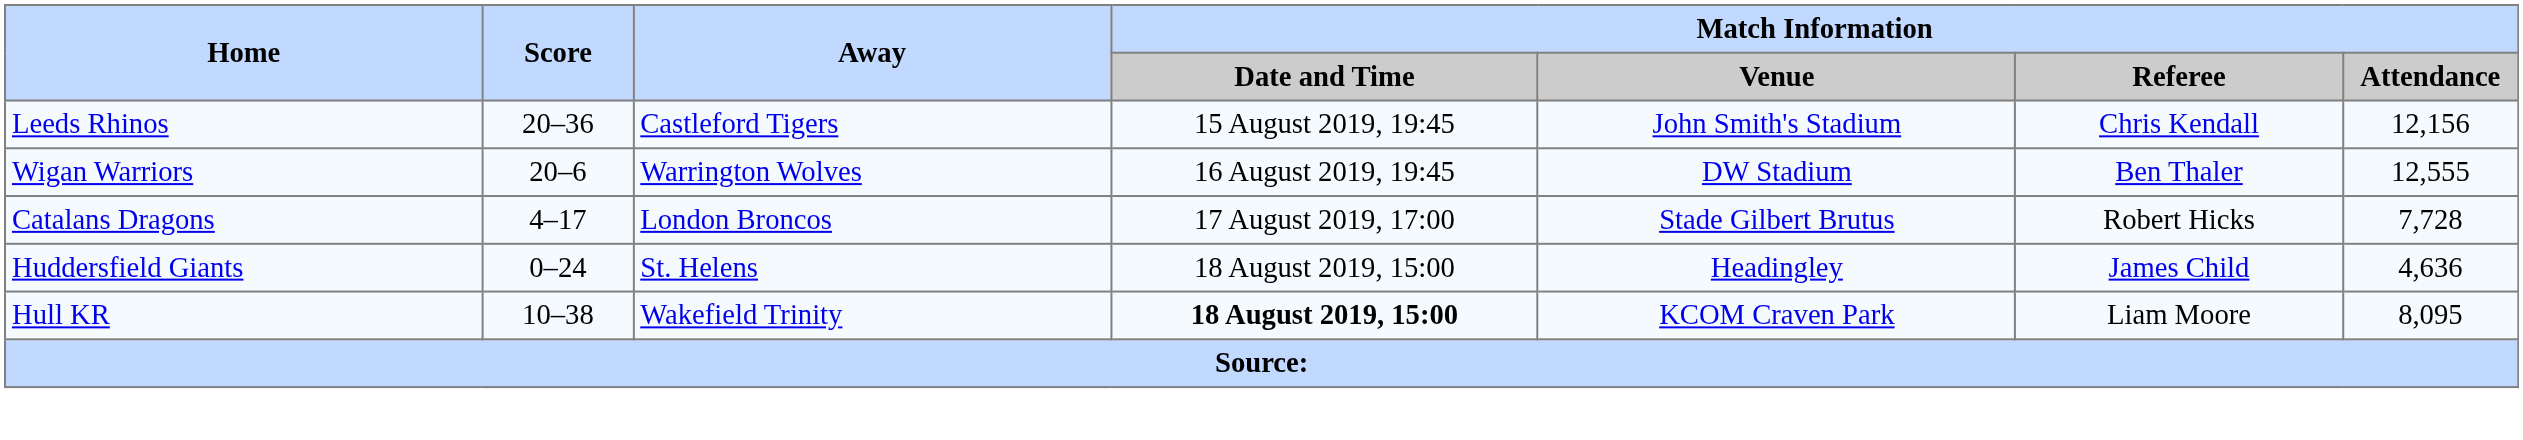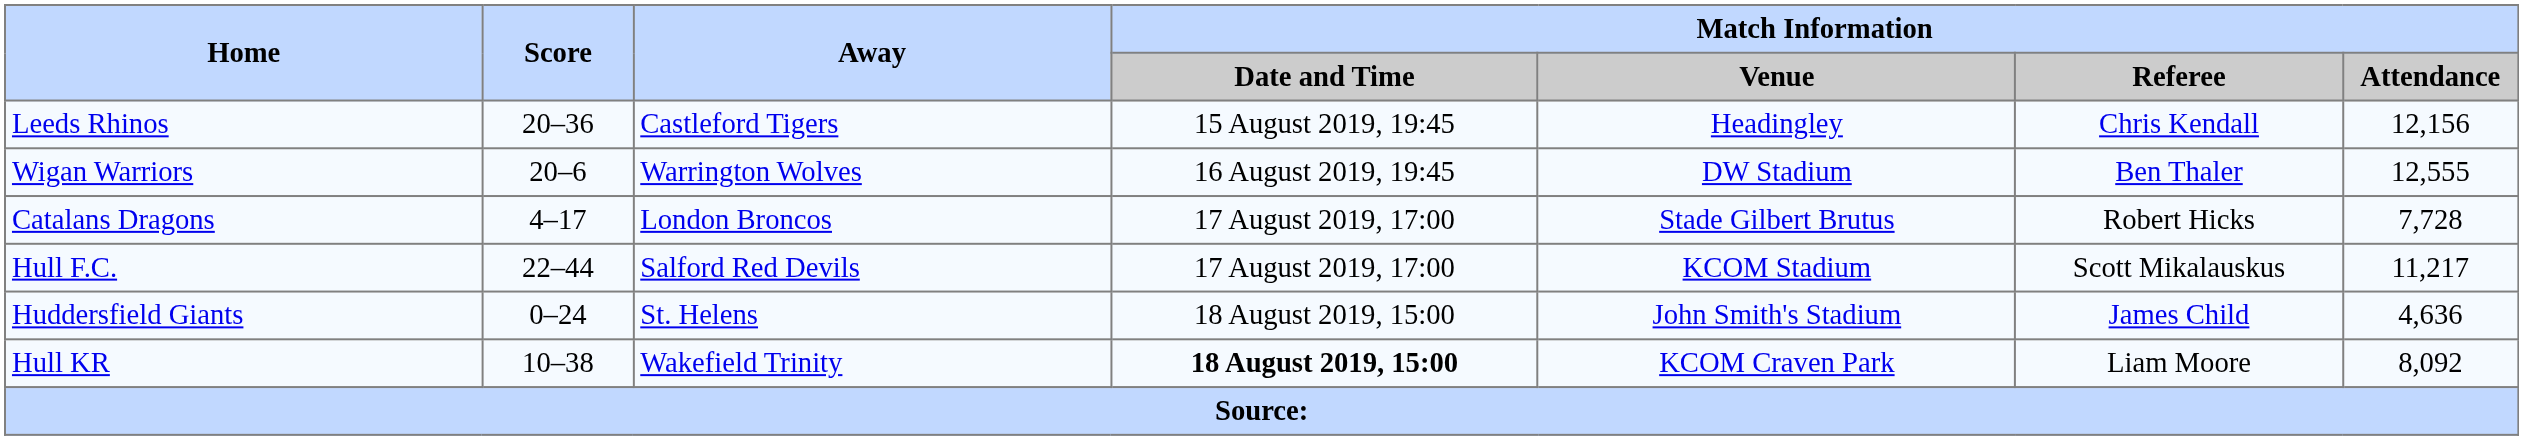(1777, 123) John Smith's Stadium -> (1777, 123) Headingley
+ row: (65, 267)
(1777, 267) Headingley -> (1777, 314) John Smith's Stadium
(2430, 314) 8,095 -> (2430, 362) 8,092
